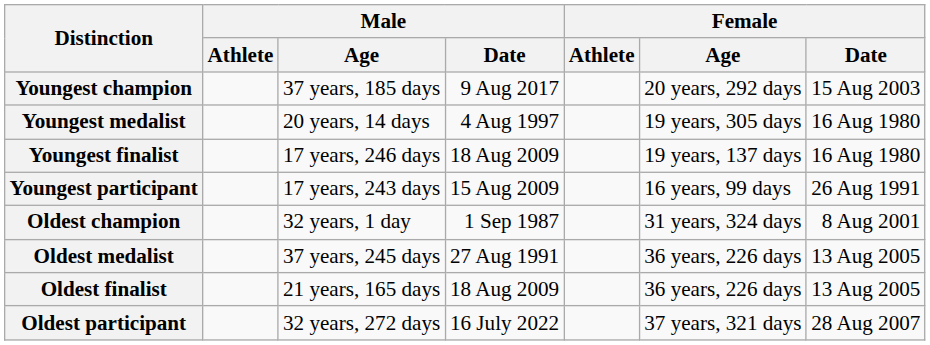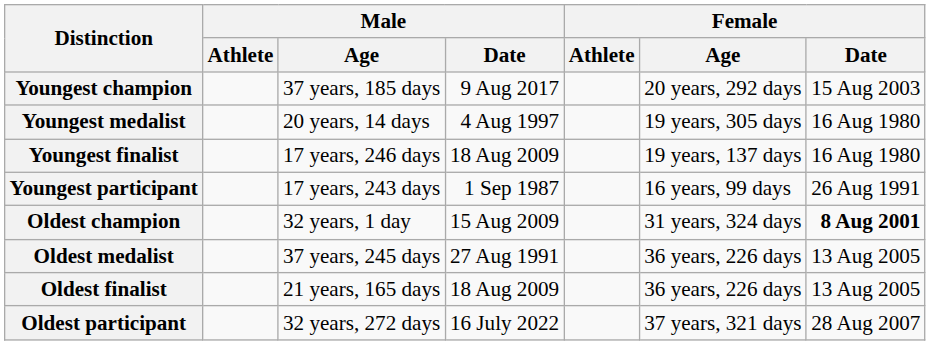(505, 188) 15 Aug 2009 -> (512, 188) 1 Sep 1987
(512, 222) 1 Sep 1987 -> (505, 222) 15 Aug 2009
(871, 222) normal -> (870, 222) bold
